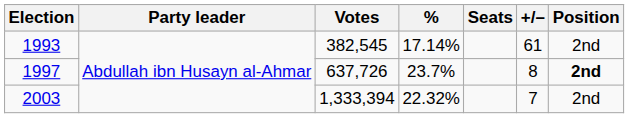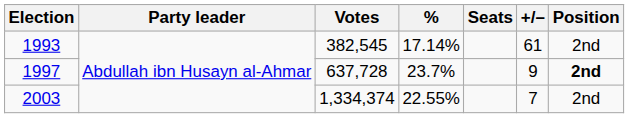(357, 71) 637,726 -> (357, 71) 637,728
(533, 71) 8 -> (533, 71) 9
(357, 98) 1,333,394 -> (357, 98) 1,334,374
(431, 98) 22.32% -> (431, 98) 22.55%
